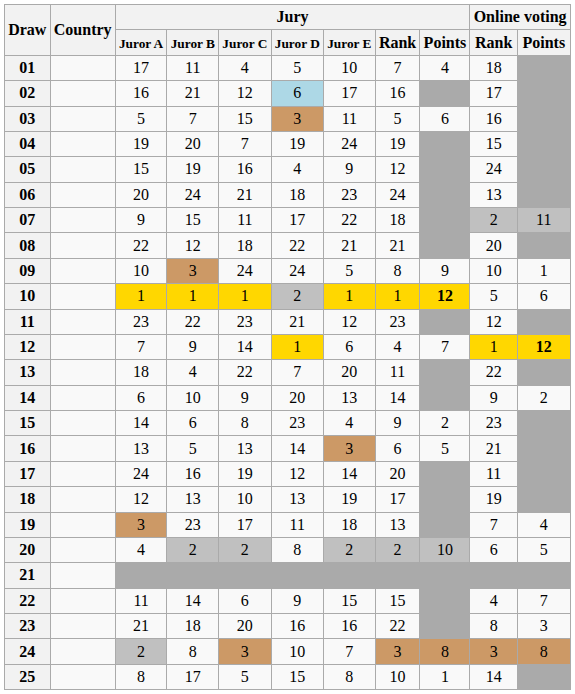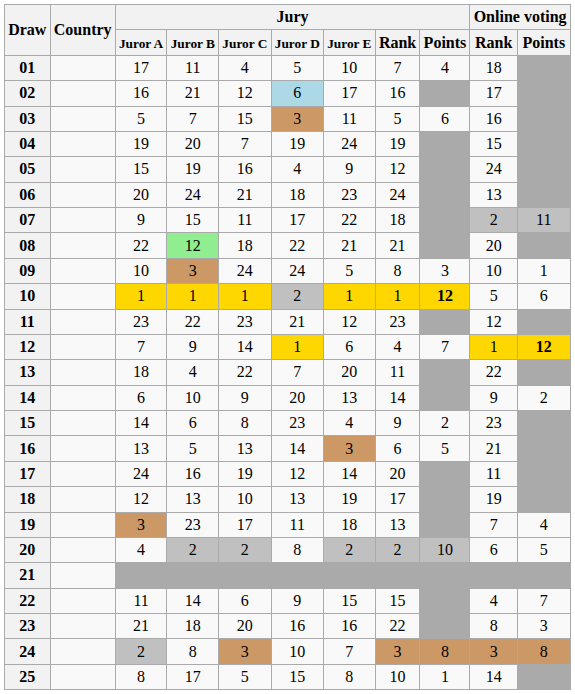(193, 245) no background -> (193, 245) lightgreen background
(445, 270) 9 -> (445, 270) 3
